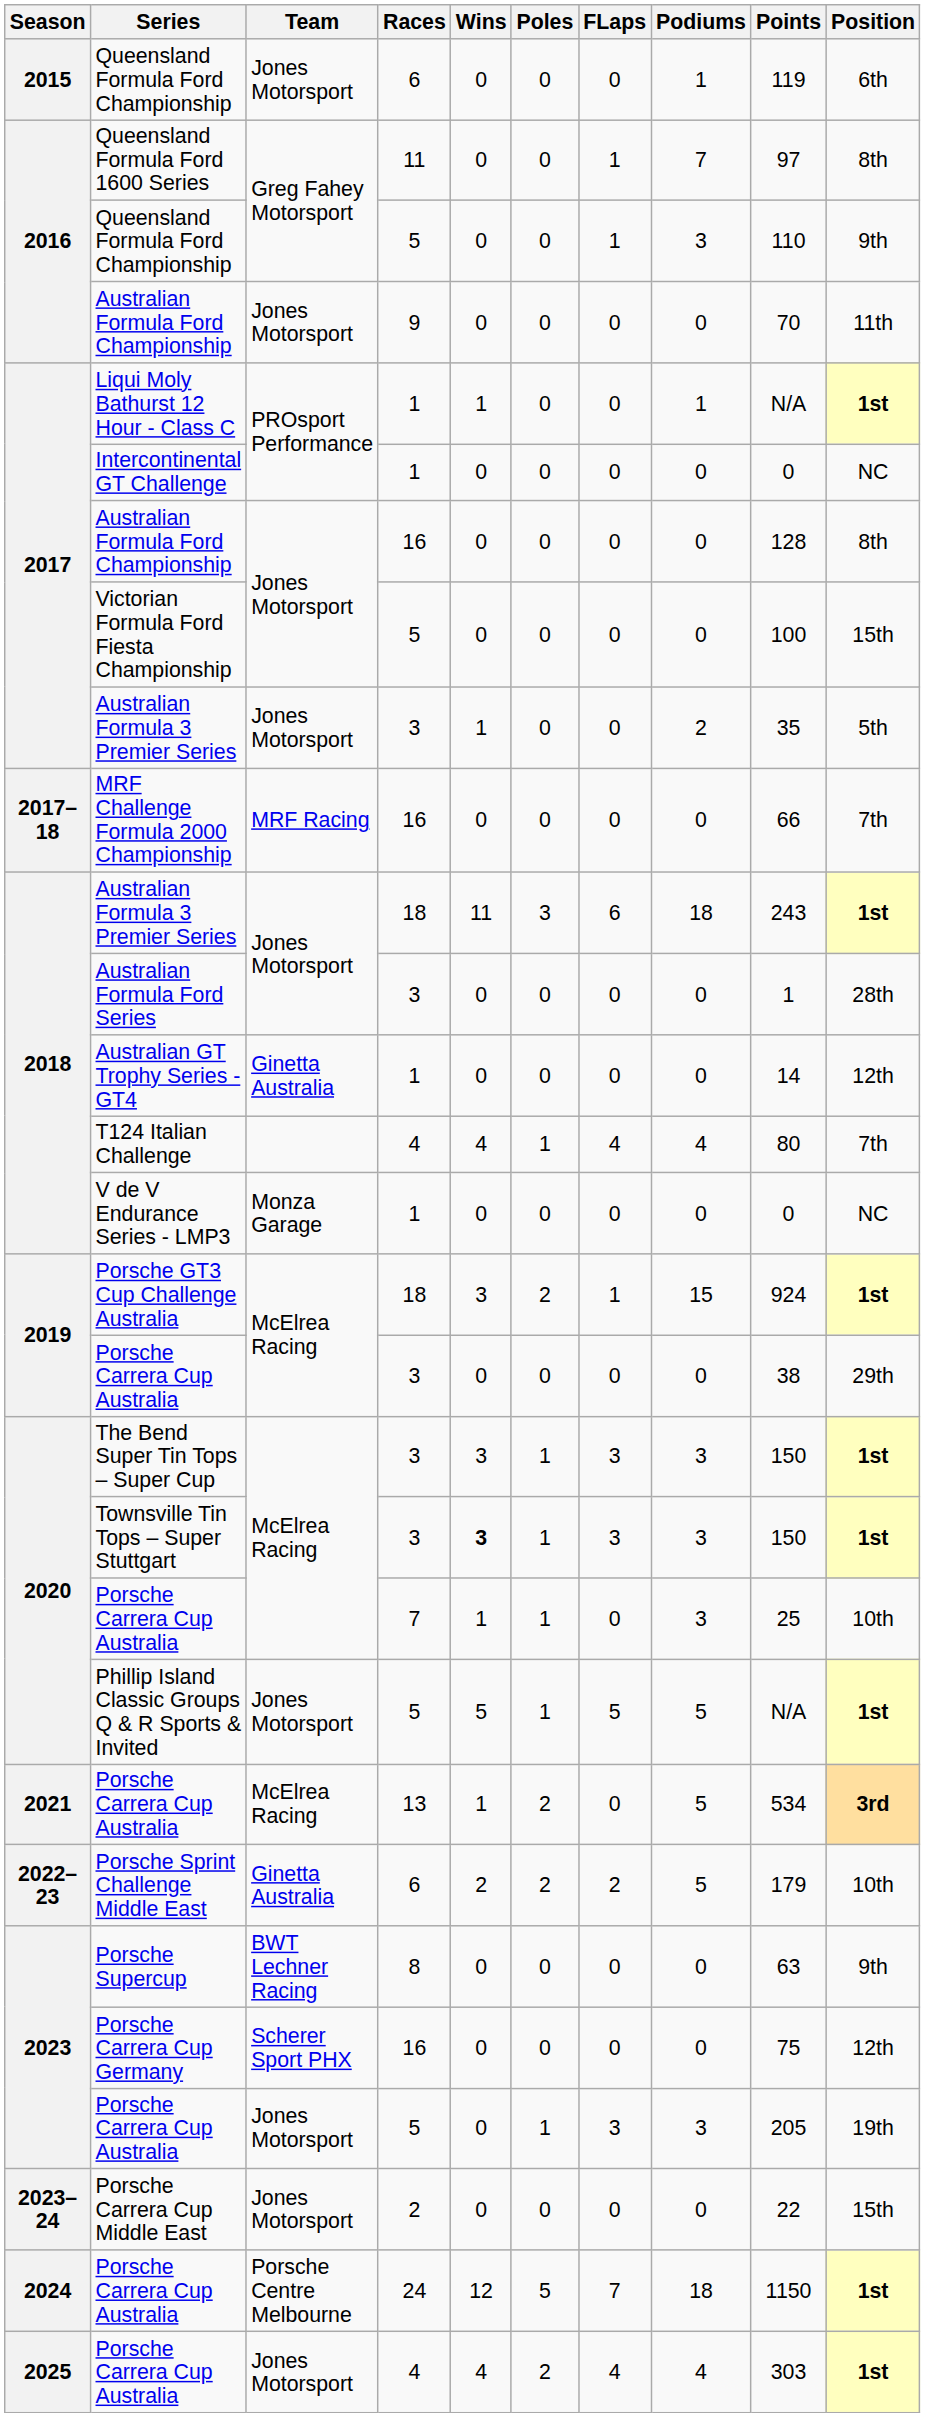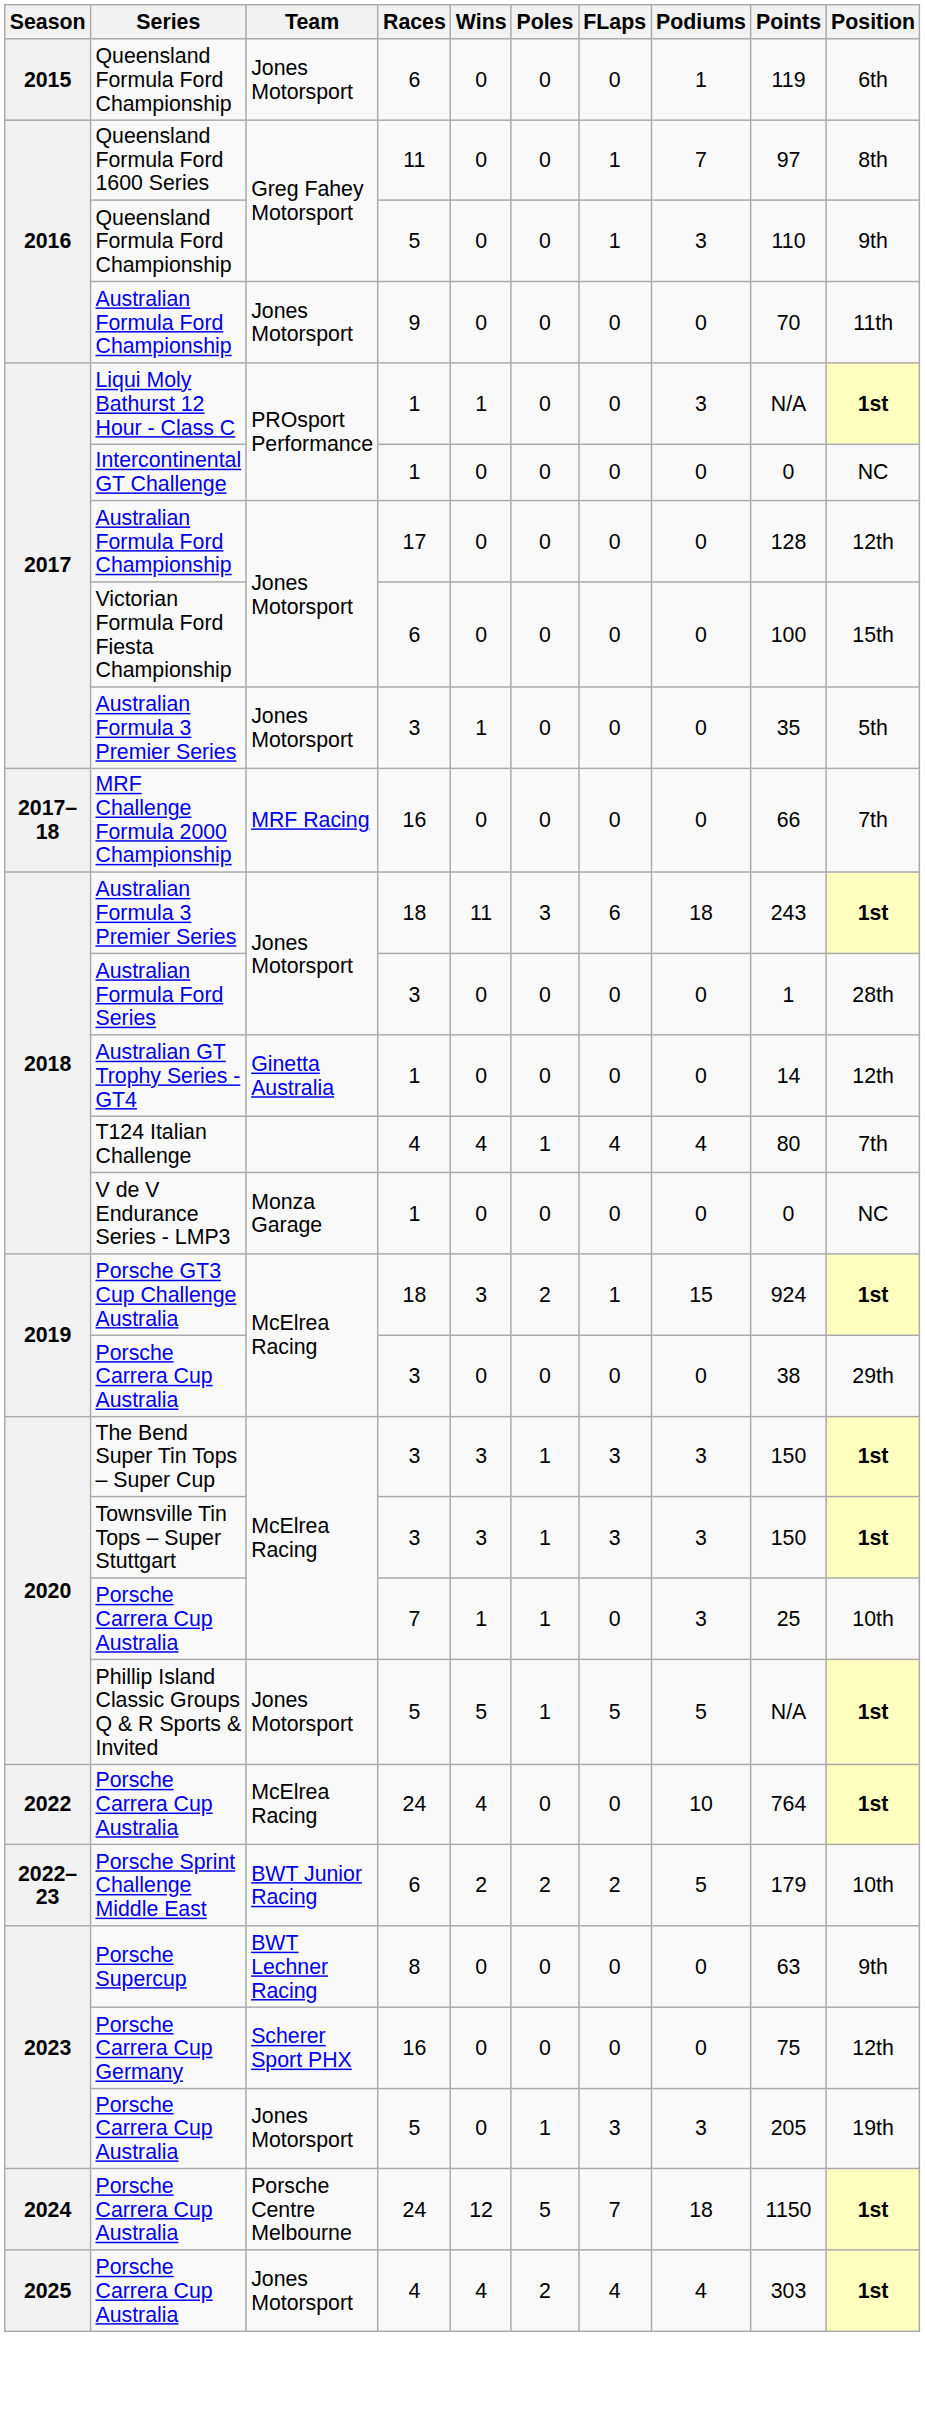(701, 403) 1 -> (701, 403) 3
(414, 542) 16 -> (414, 542) 17
(873, 542) 8th -> (873, 542) 12th
(414, 635) 5 -> (414, 635) 6
(701, 728) 2 -> (701, 728) 0
(481, 1538) bold -> (481, 1538) normal
- row: (48, 1805)
+ row: (48, 1805)
(293, 1886) Ginetta Australia -> (307, 1886) BWT Junior Racing
- row: (48, 2210)
